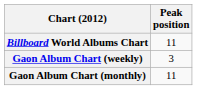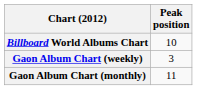(171, 42) 11 -> (171, 42) 10
